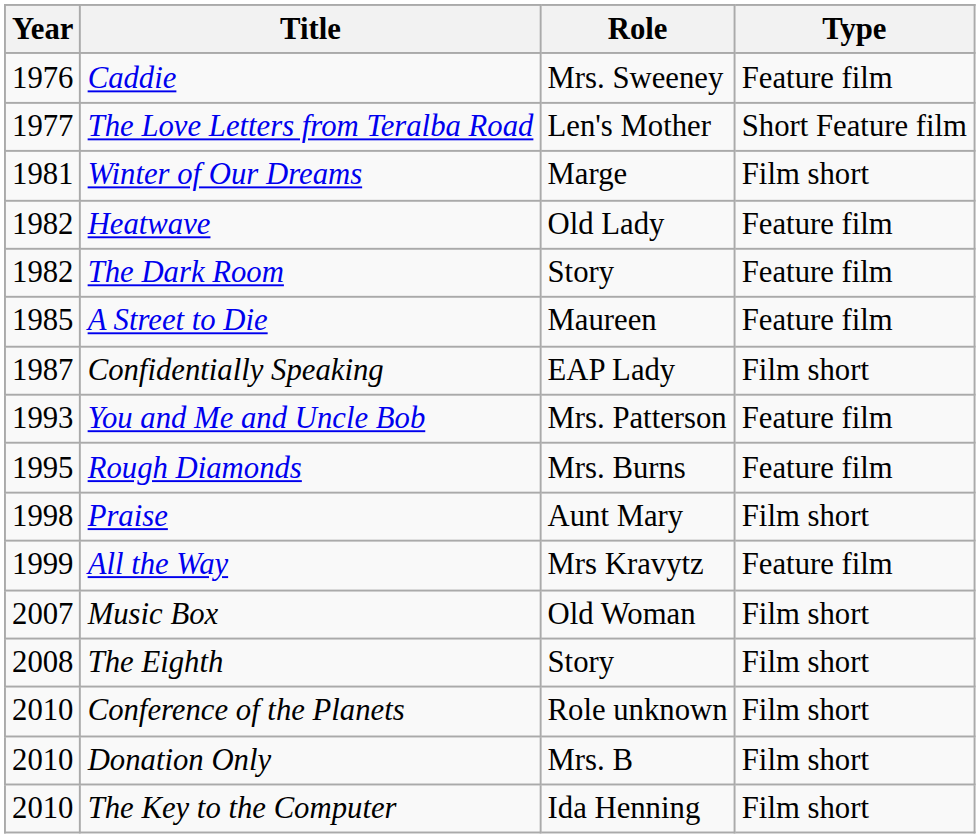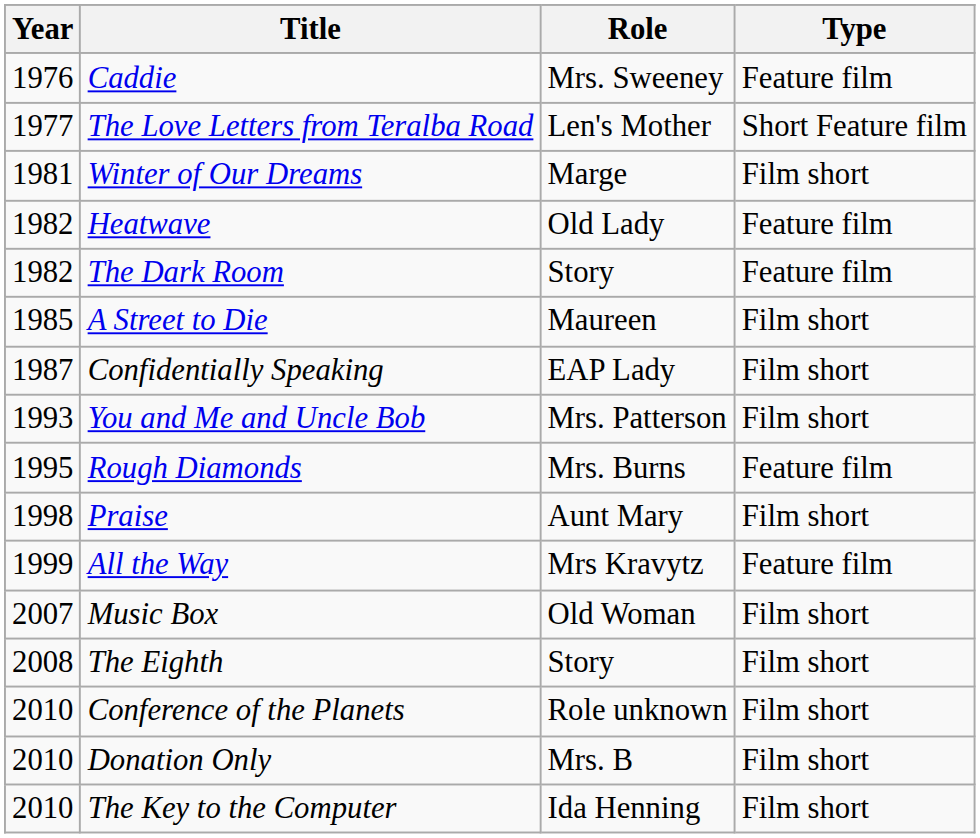(817, 321) Feature film -> (805, 321) Film short
(817, 418) Feature film -> (805, 418) Film short
